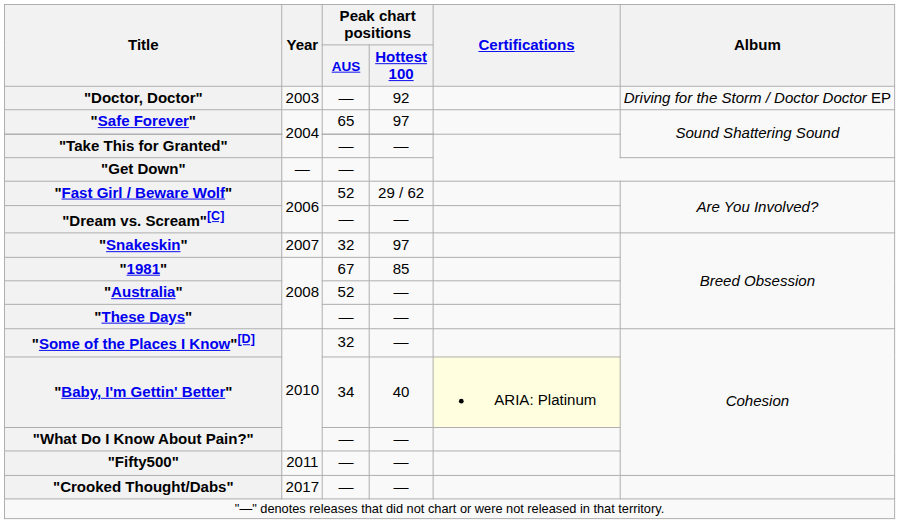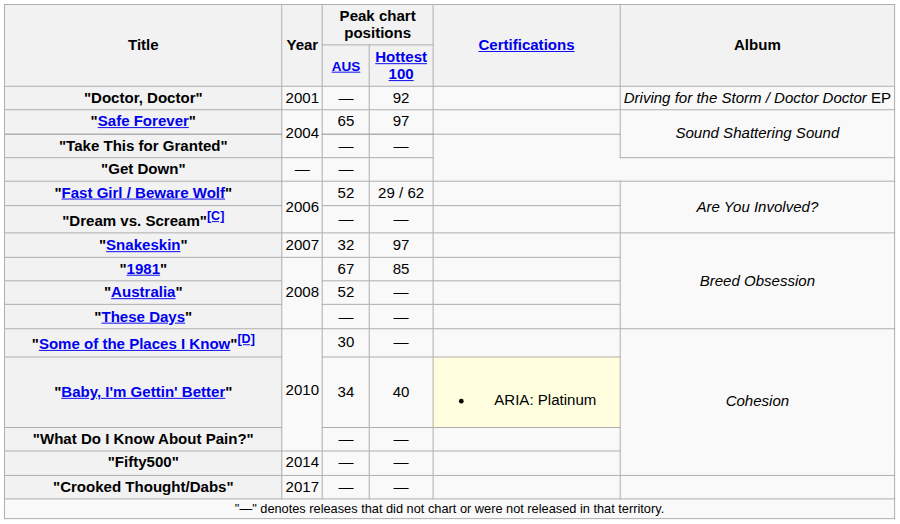(302, 97) 2003 -> (302, 97) 2001
(346, 342) 32 -> (346, 342) 30
(302, 463) 2011 -> (302, 463) 2014
